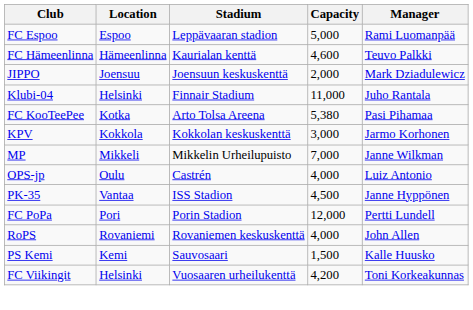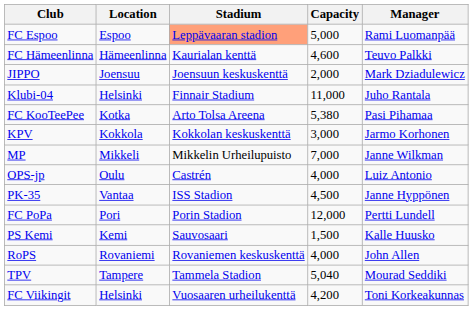(225, 34) no background -> (225, 34) lightsalmon background
rows swapped: (30, 255) <-> (22, 235)
+ row: (19, 275)
